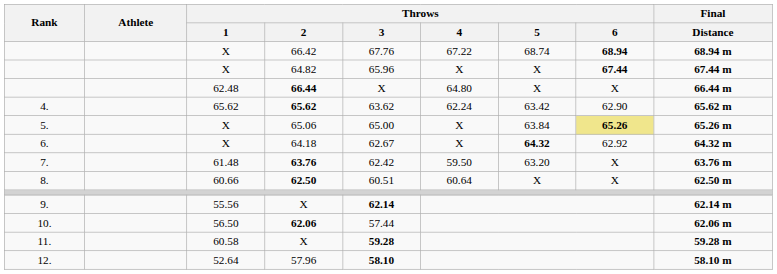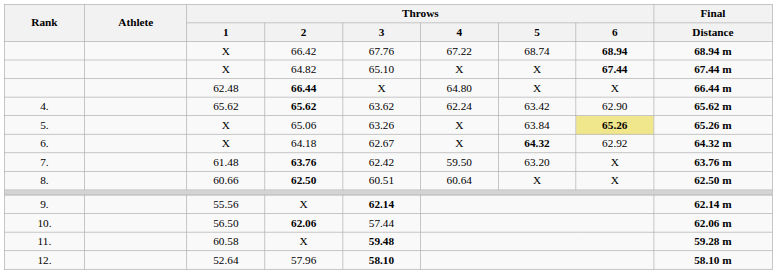(381, 69) 65.96 -> (381, 69) 65.10
(381, 124) 65.00 -> (381, 124) 63.26
(381, 241) 59.28 -> (381, 241) 59.48
